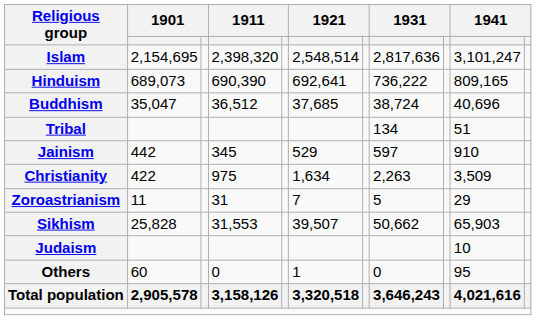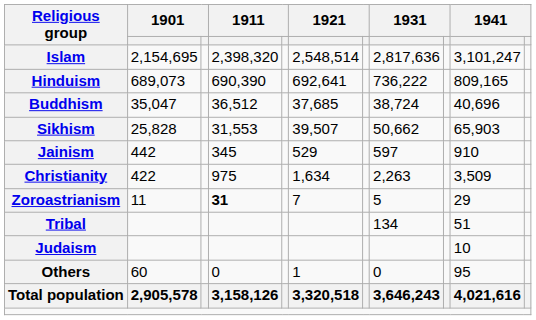rows swapped: (66, 224) <-> (66, 128)
(220, 200) normal -> (220, 200) bold
